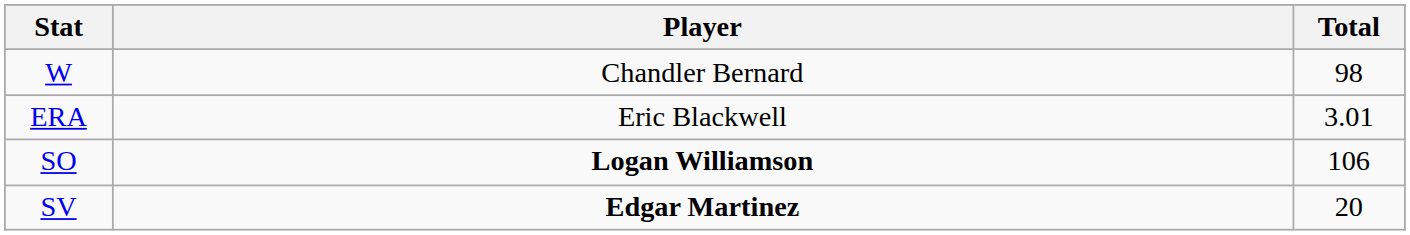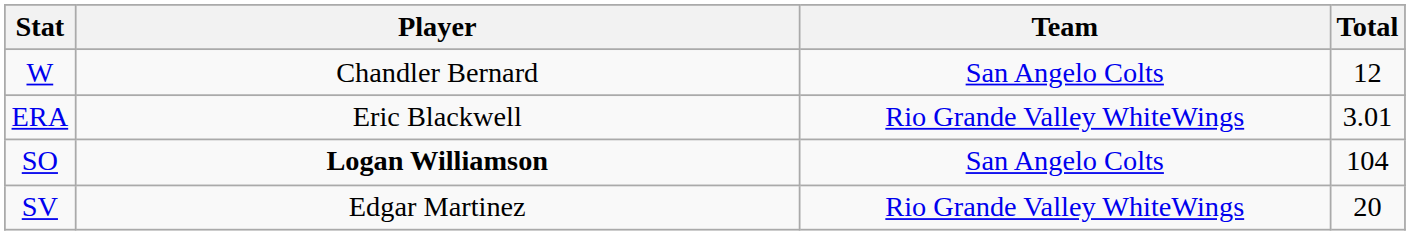+ column: (1065, 26)
(1349, 71) 98 -> (1367, 71) 12
(1349, 161) 106 -> (1367, 161) 104
(702, 206) bold -> (437, 206) normal
